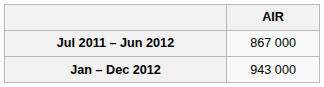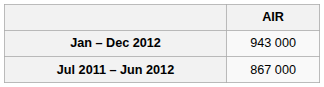rows swapped: (116, 69) <-> (116, 43)
